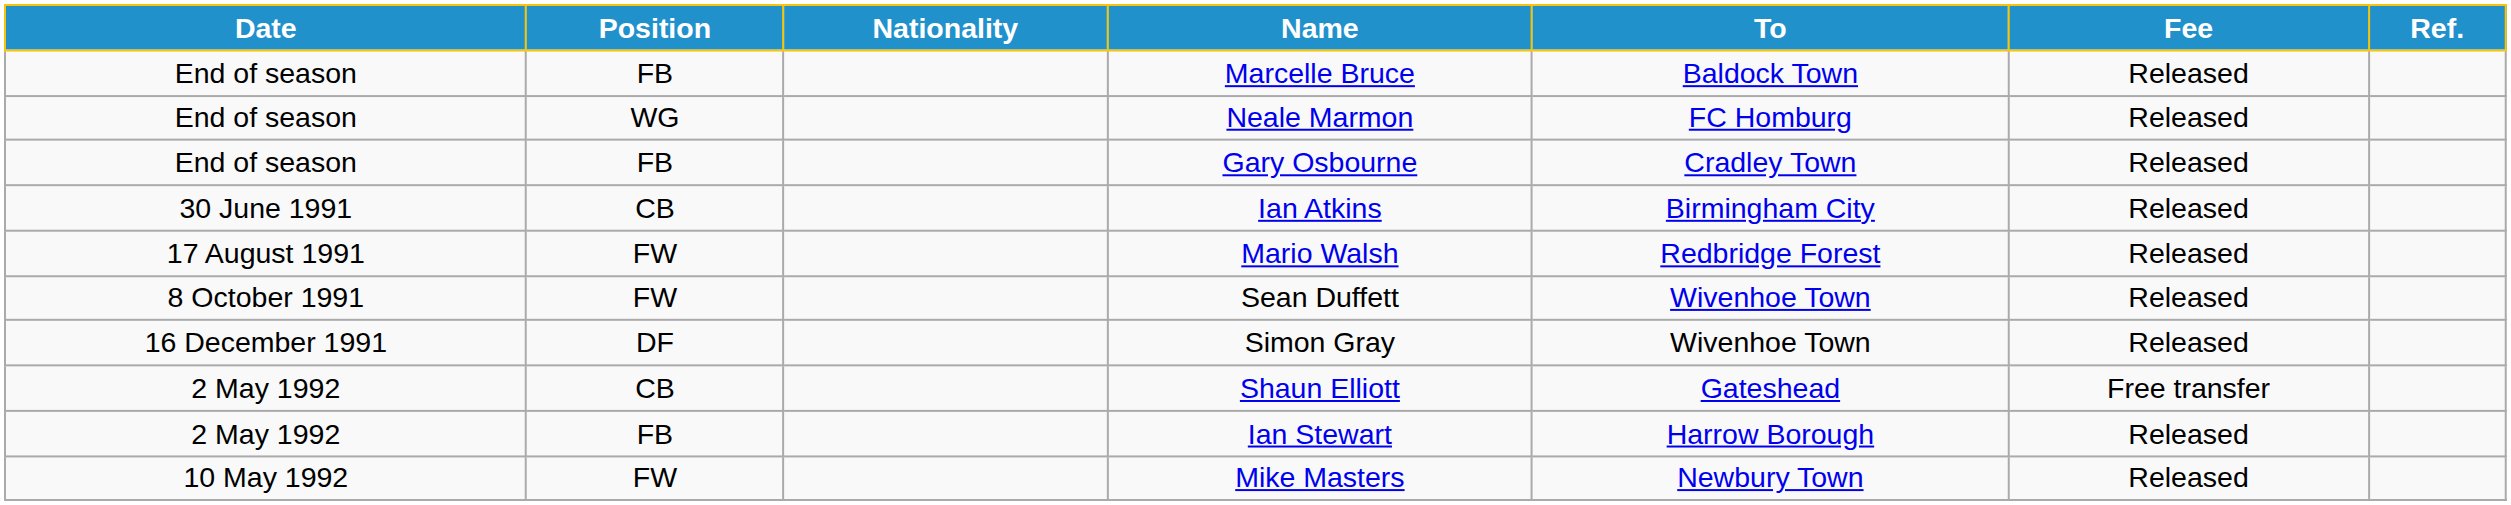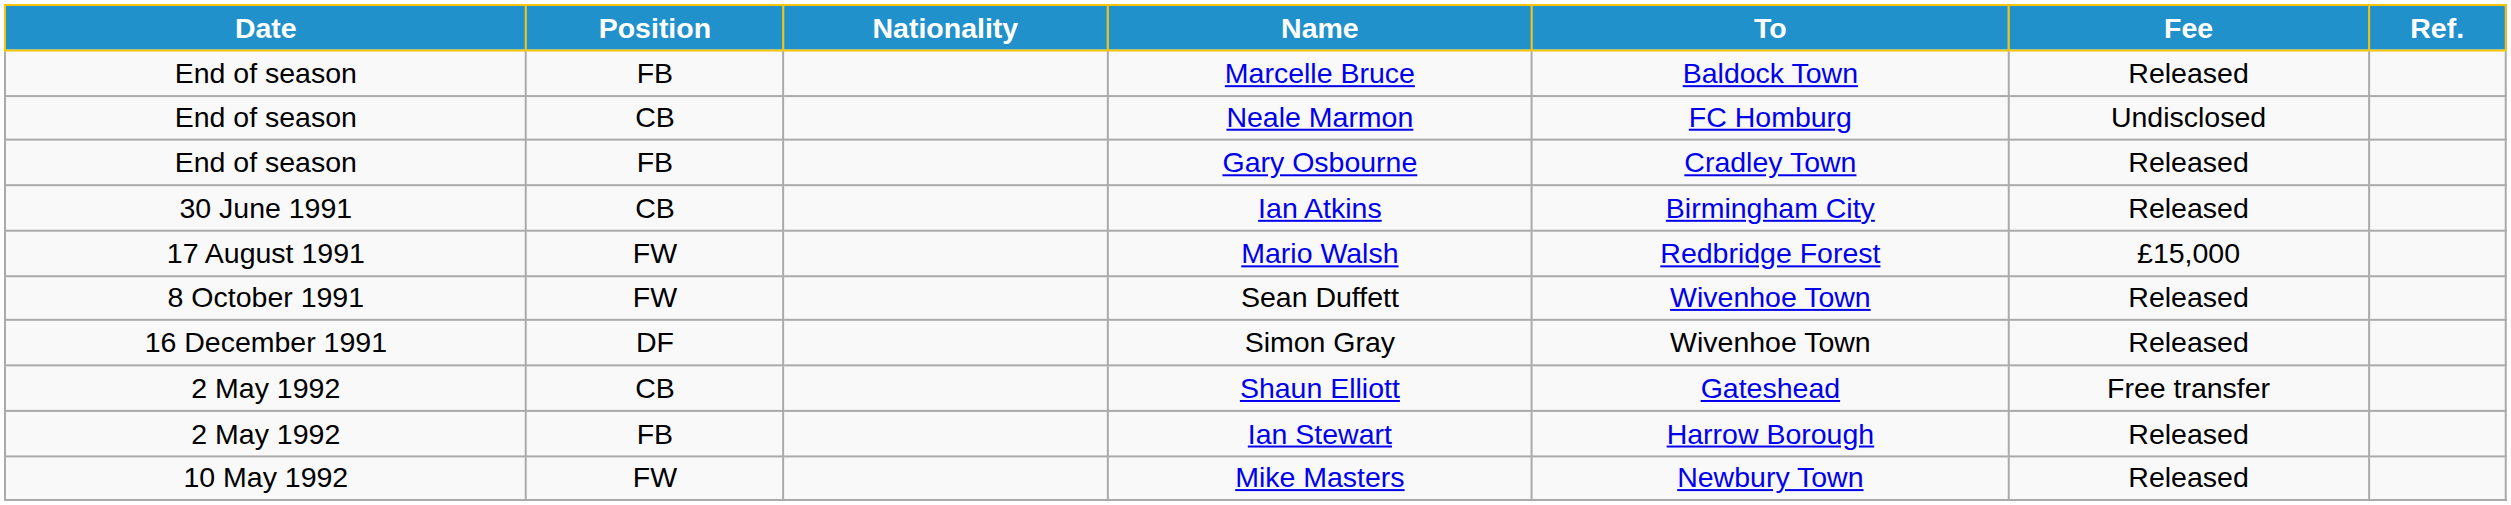(655, 118) WG -> (655, 118) CB
(2189, 118) Released -> (2189, 118) Undisclosed
(2189, 253) Released -> (2189, 253) £15,000
